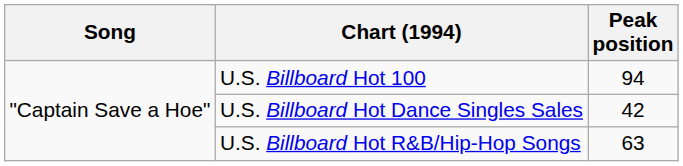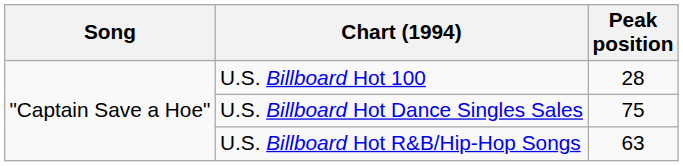(633, 77) 94 -> (633, 77) 28
(633, 110) 42 -> (633, 110) 75
